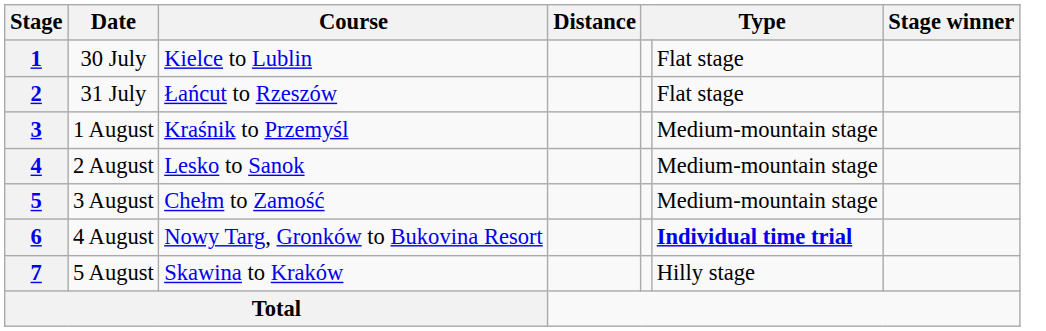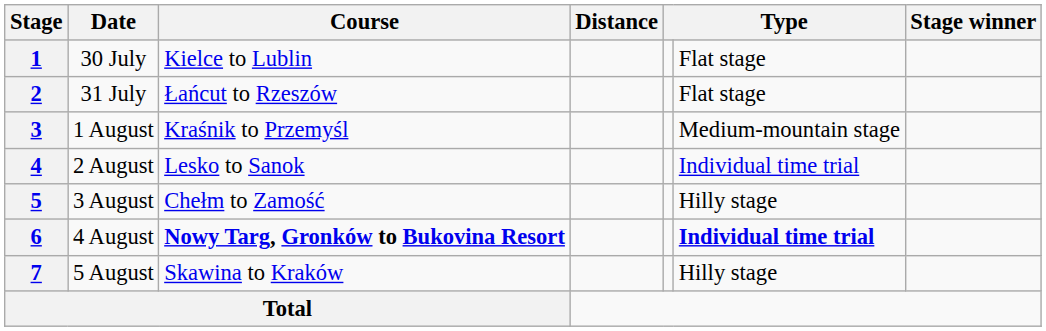(767, 165) Medium-mountain stage -> (769, 165) Individual time trial
(767, 201) Medium-mountain stage -> (728, 201) Hilly stage
(353, 237) normal -> (365, 237) bold
